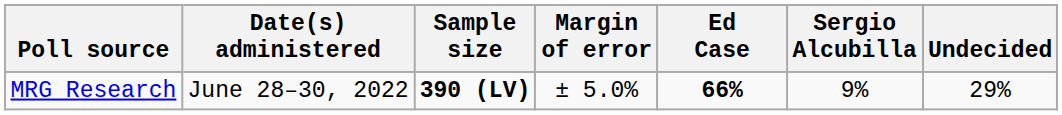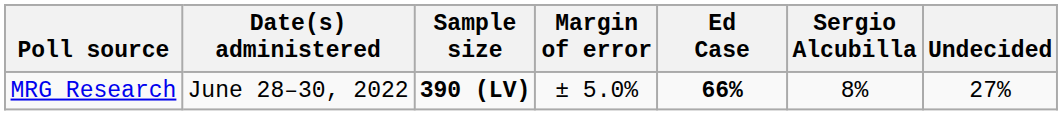(855, 90) 9% -> (855, 90) 8%
(990, 90) 29% -> (990, 90) 27%
